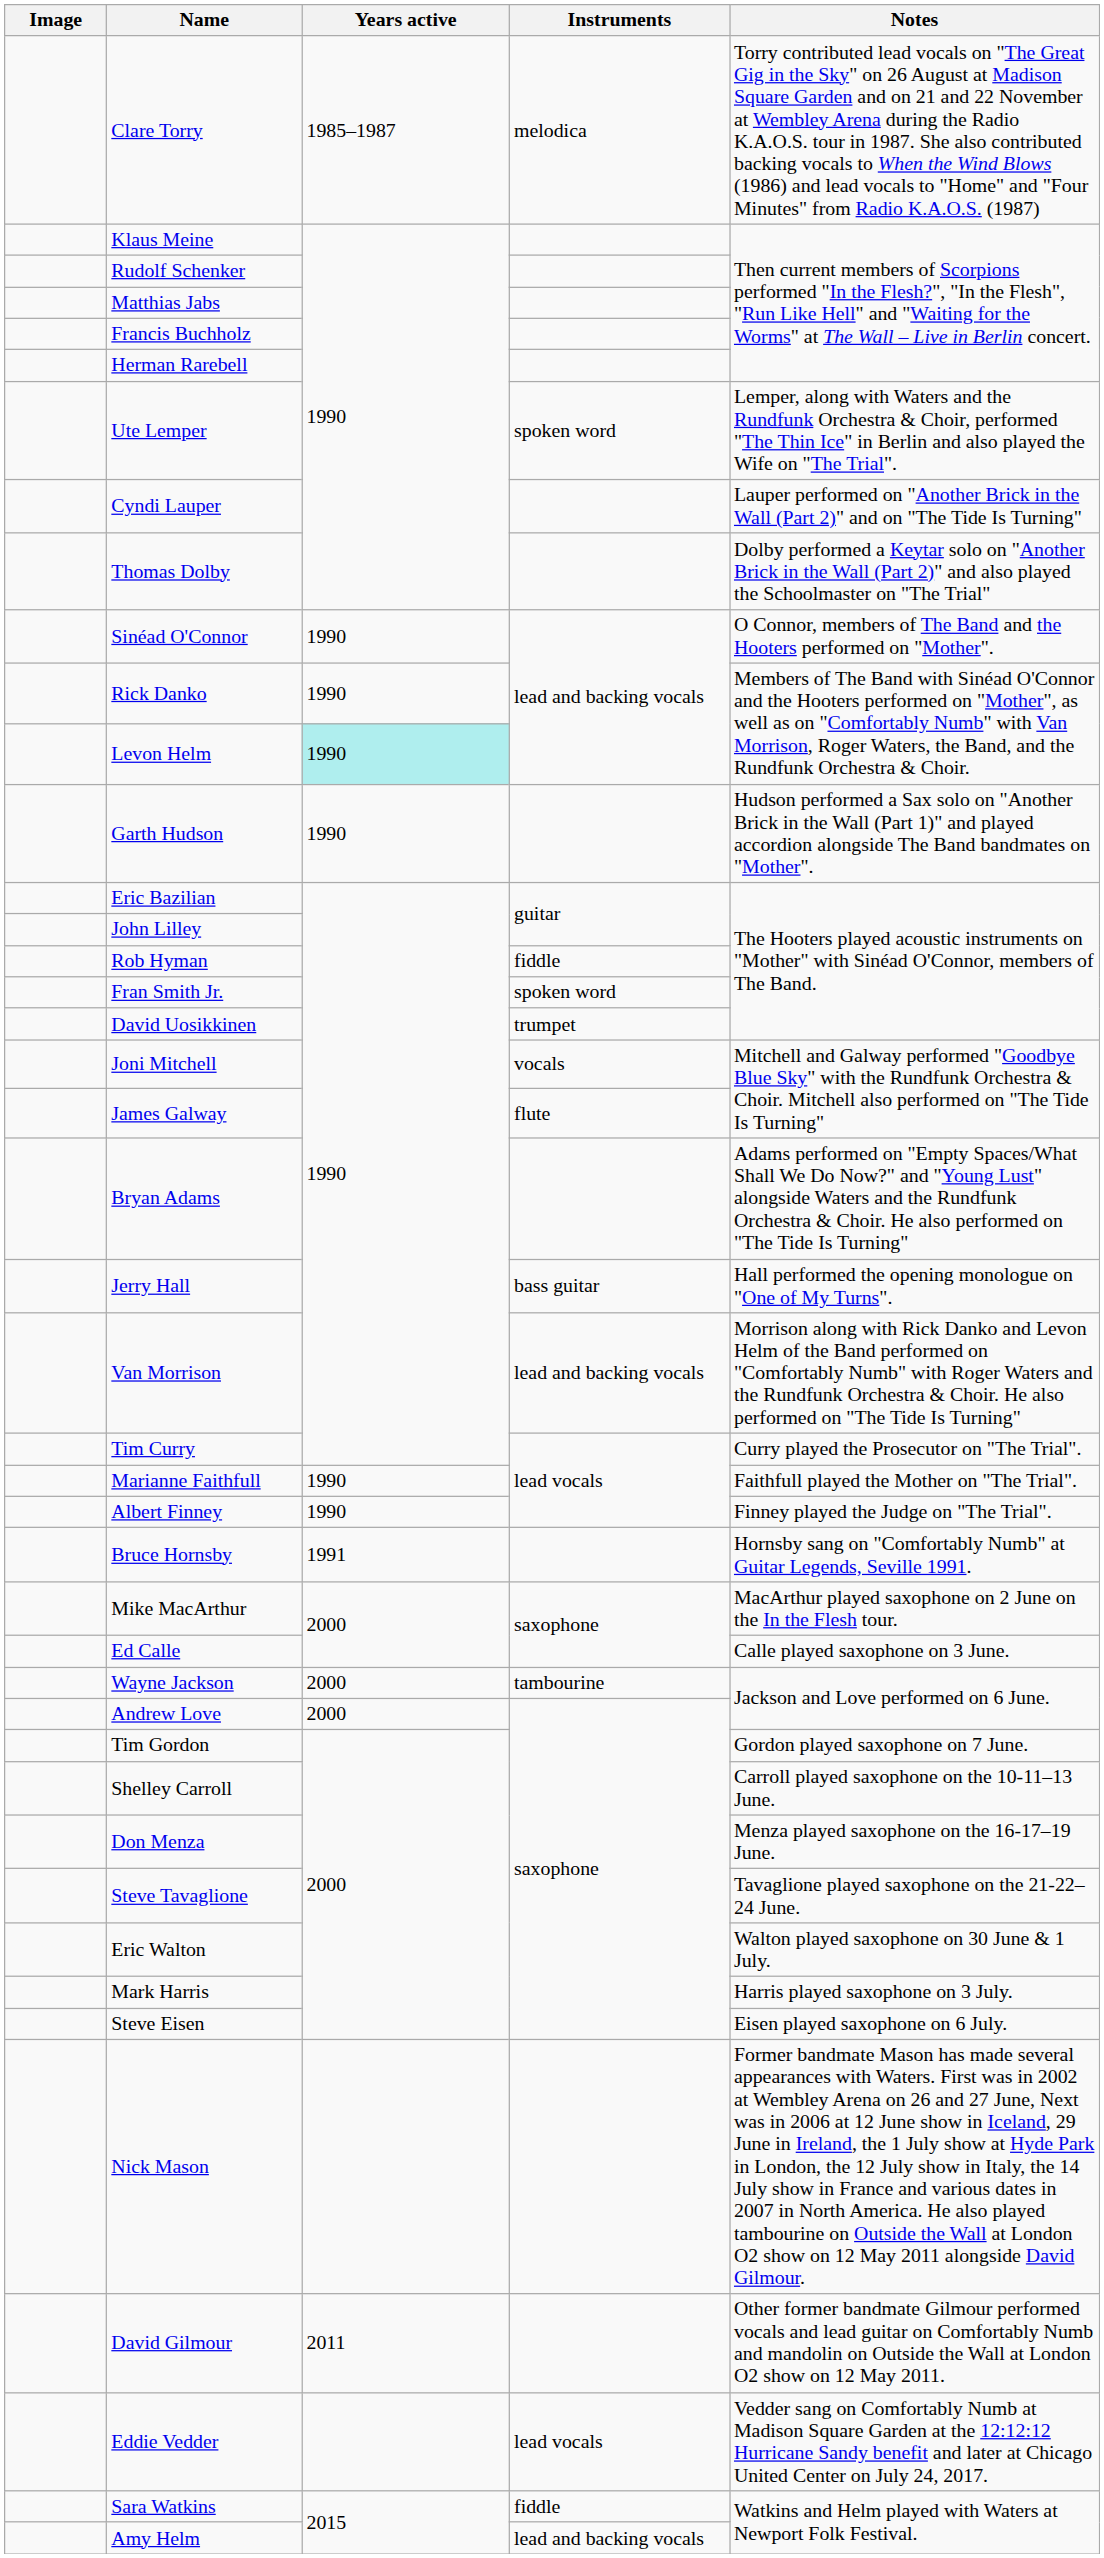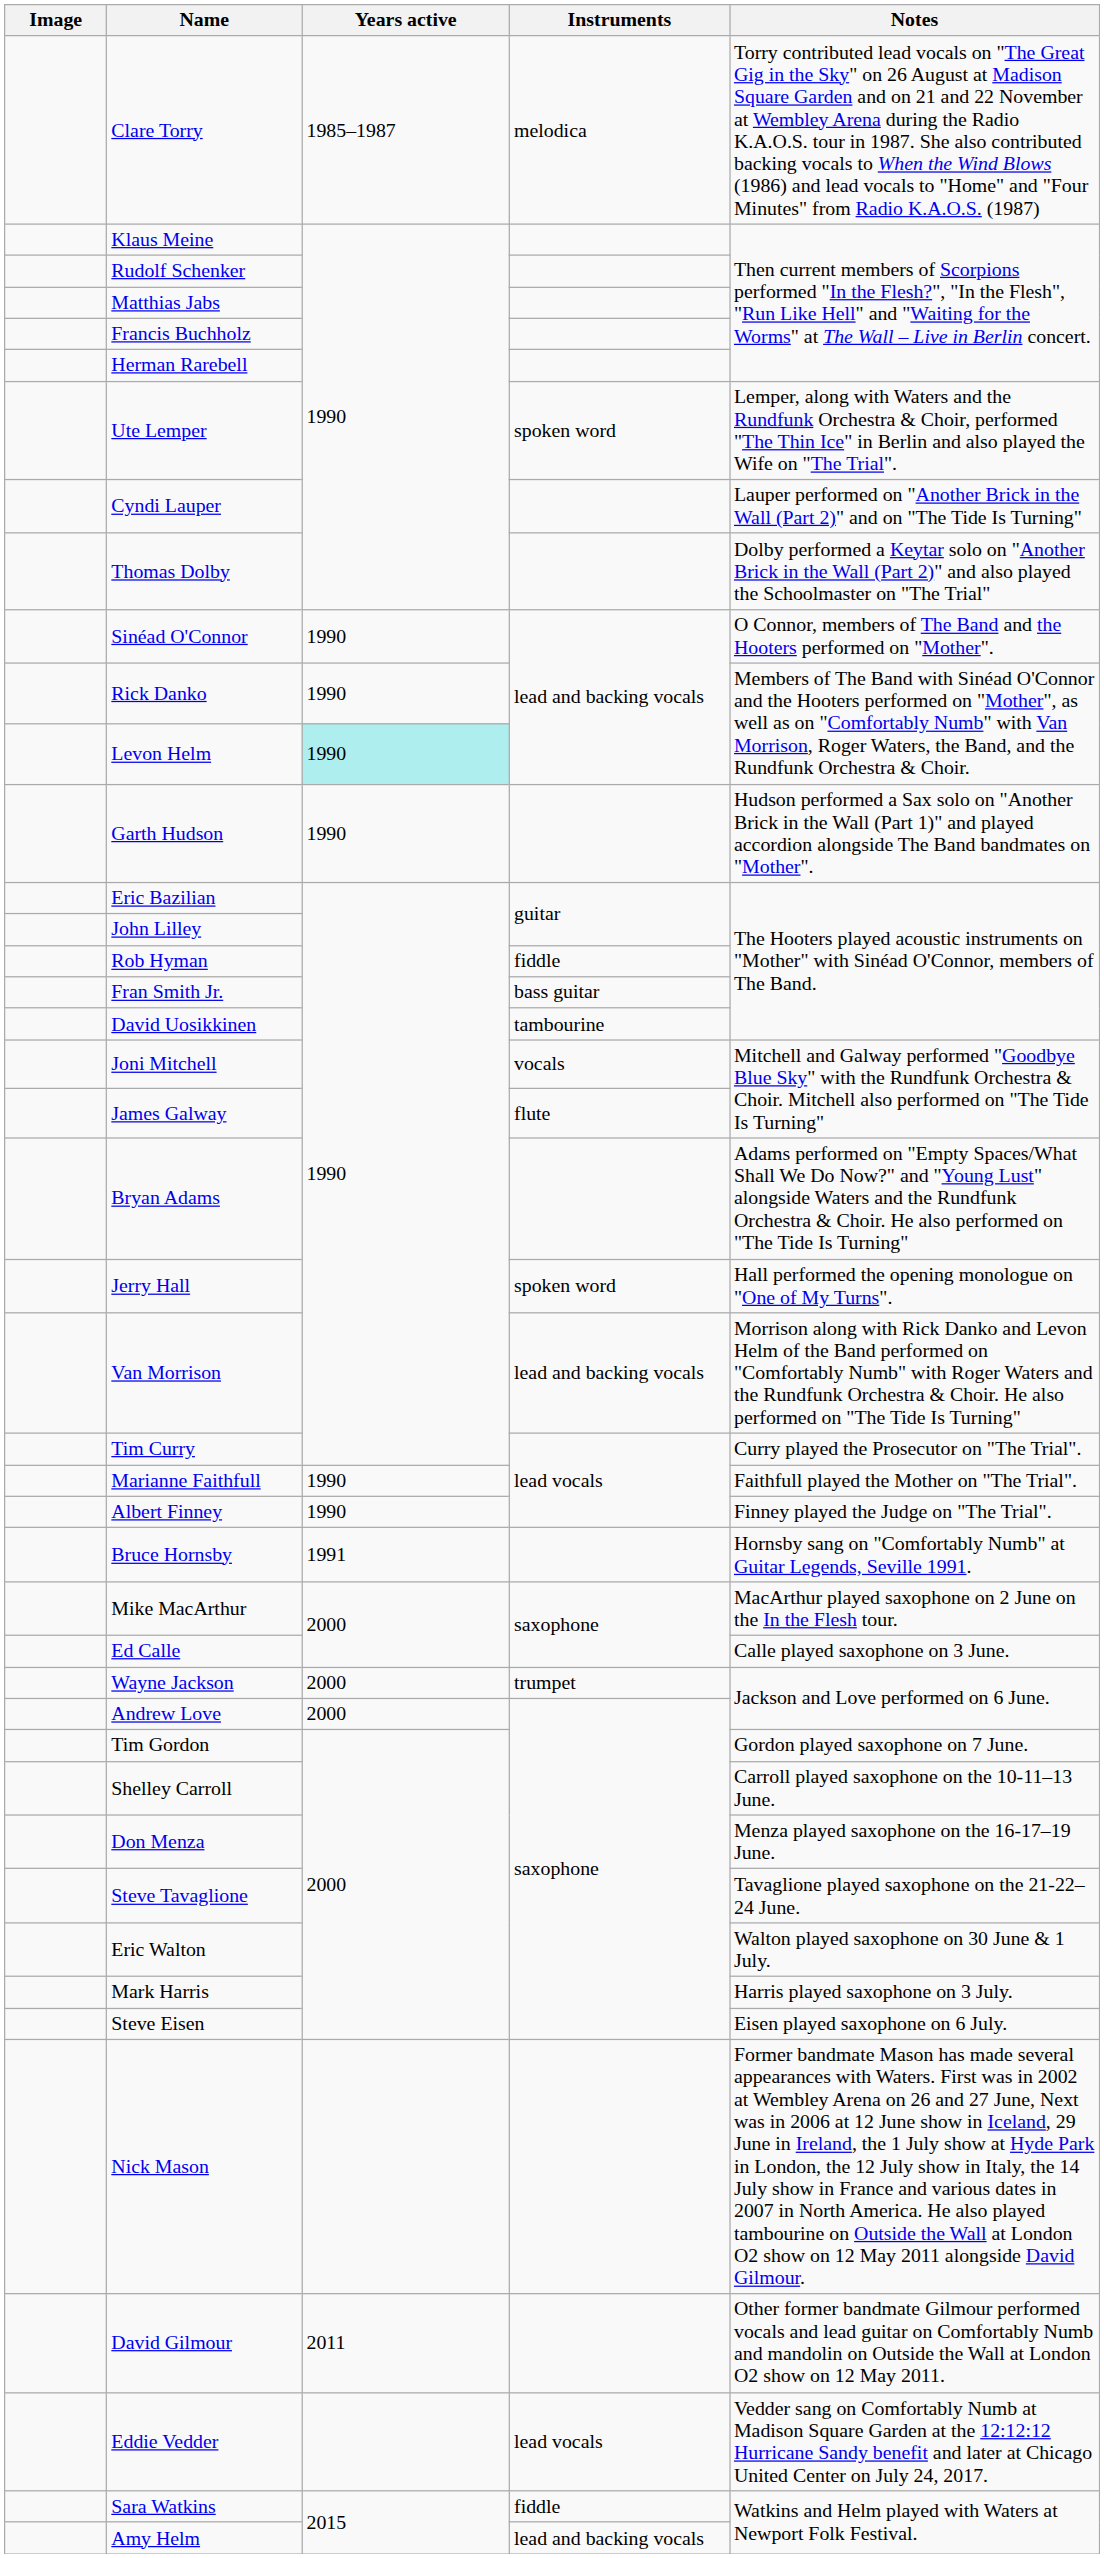(565, 992) spoken word -> (557, 992) bass guitar
(545, 1023) trumpet -> (559, 1023) tambourine
(557, 1285) bass guitar -> (565, 1285) spoken word
(559, 1682) tambourine -> (545, 1682) trumpet
